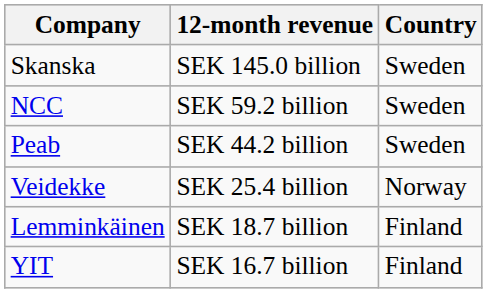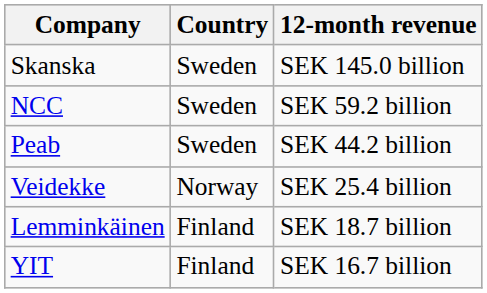columns swapped: (431, 24) <-> (275, 24)
